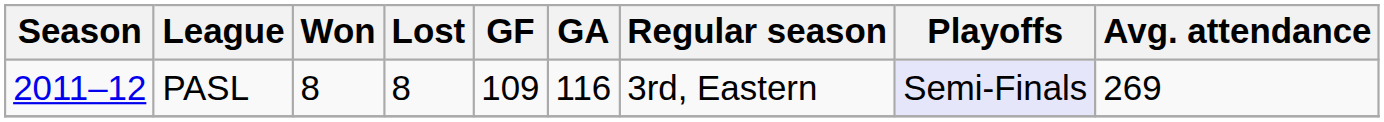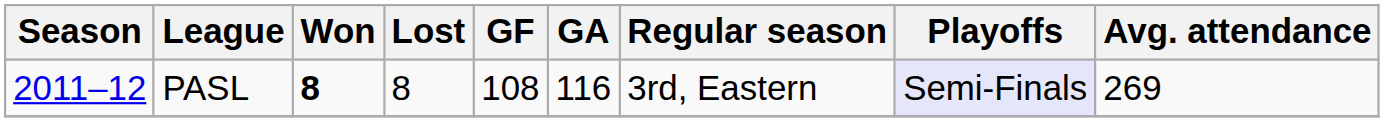(310, 87) normal -> (310, 87) bold
(510, 87) 109 -> (510, 87) 108
